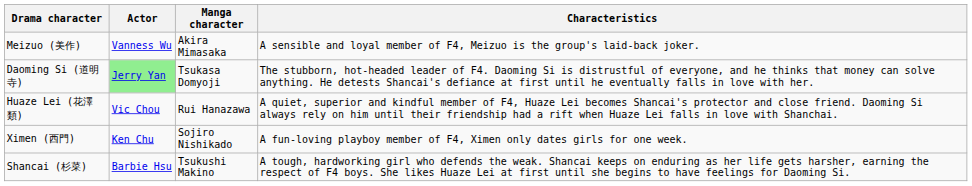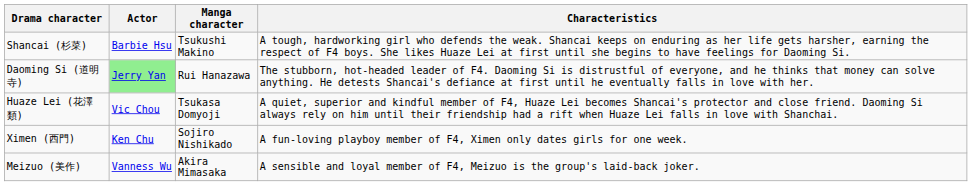rows swapped: (47, 166) <-> (44, 46)
(199, 76) Tsukasa Domyoji -> (214, 76) Rui Hanazawa
(214, 109) Rui Hanazawa -> (199, 109) Tsukasa Domyoji
